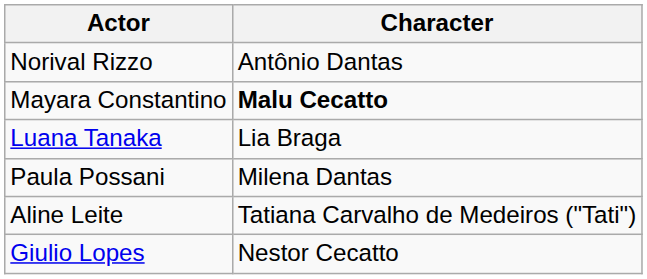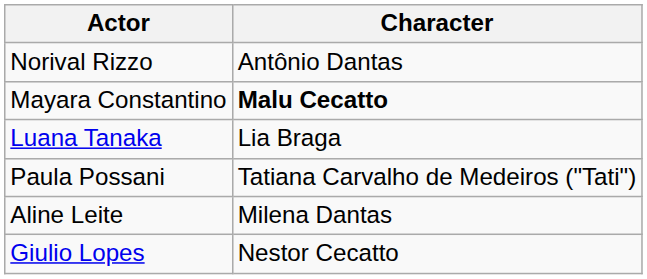(315, 176) Milena Dantas -> (437, 176) Tatiana Carvalho de Medeiros ("Tati")
(437, 215) Tatiana Carvalho de Medeiros ("Tati") -> (315, 215) Milena Dantas
